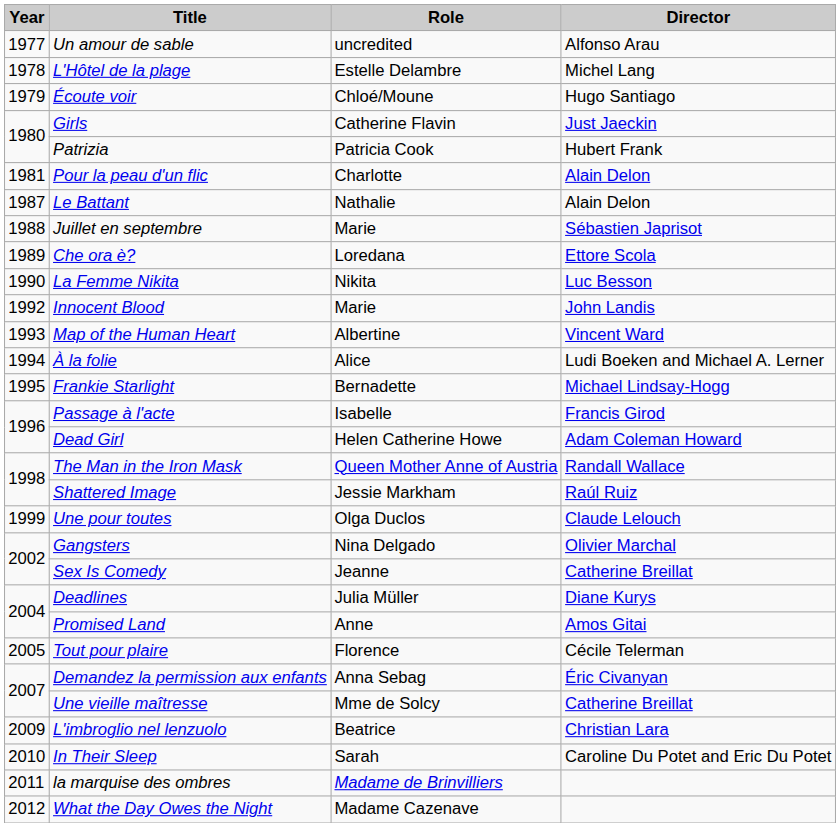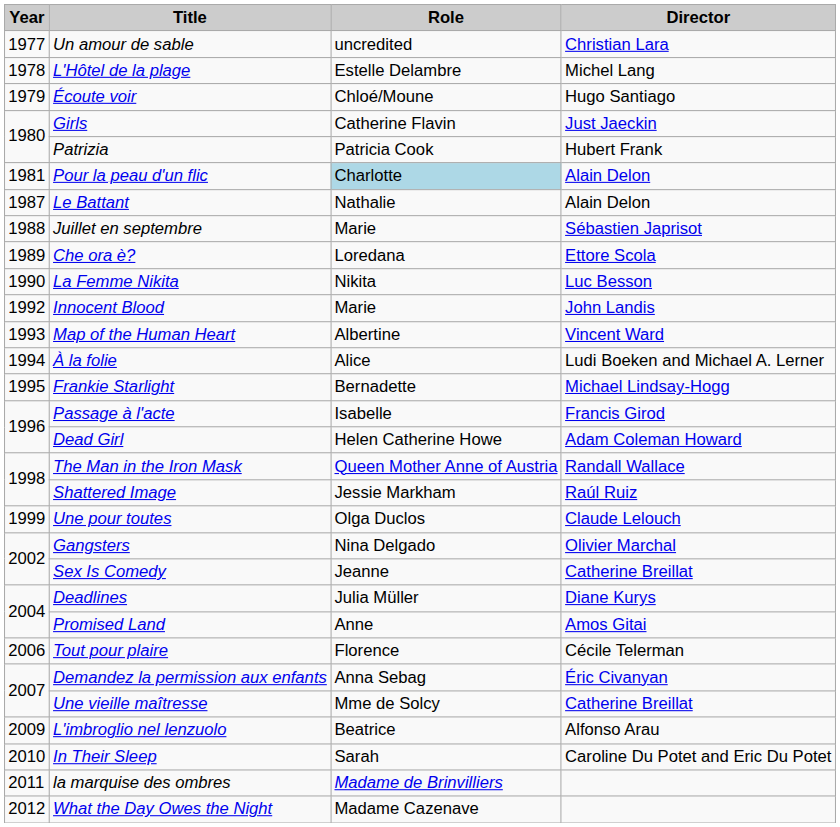(612, 44) Alfonso Arau -> (617, 44) Christian Lara
(368, 176) no background -> (368, 176) lightblue background
(27, 651) 2005 -> (27, 651) 2006
(617, 730) Christian Lara -> (612, 730) Alfonso Arau
